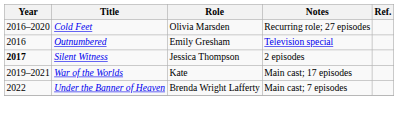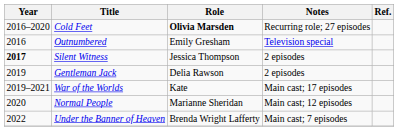(199, 27) normal -> (202, 27) bold
+ row: (85, 73)
+ row: (83, 103)
